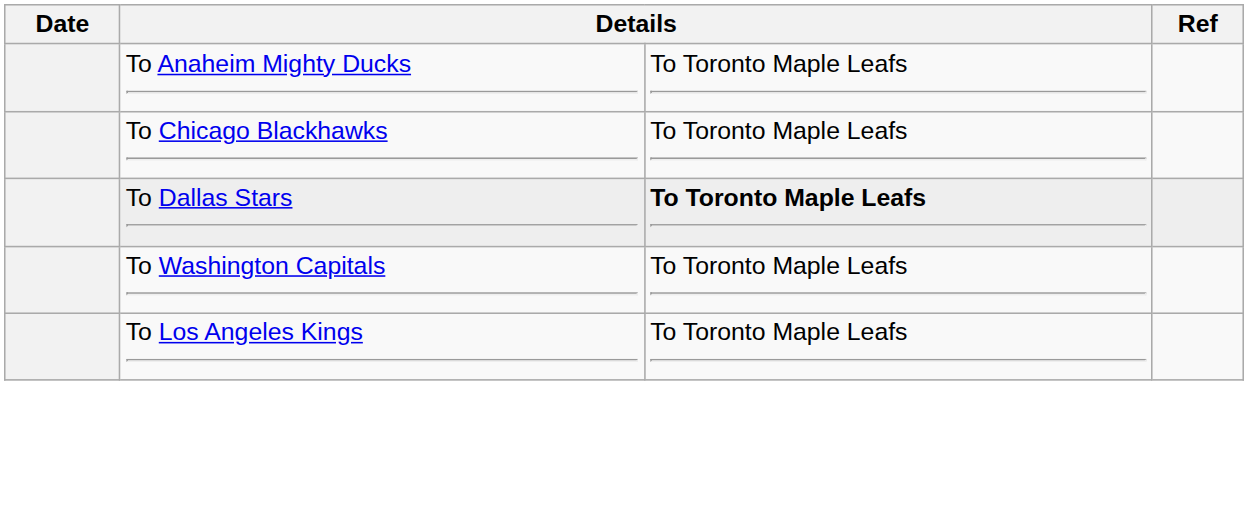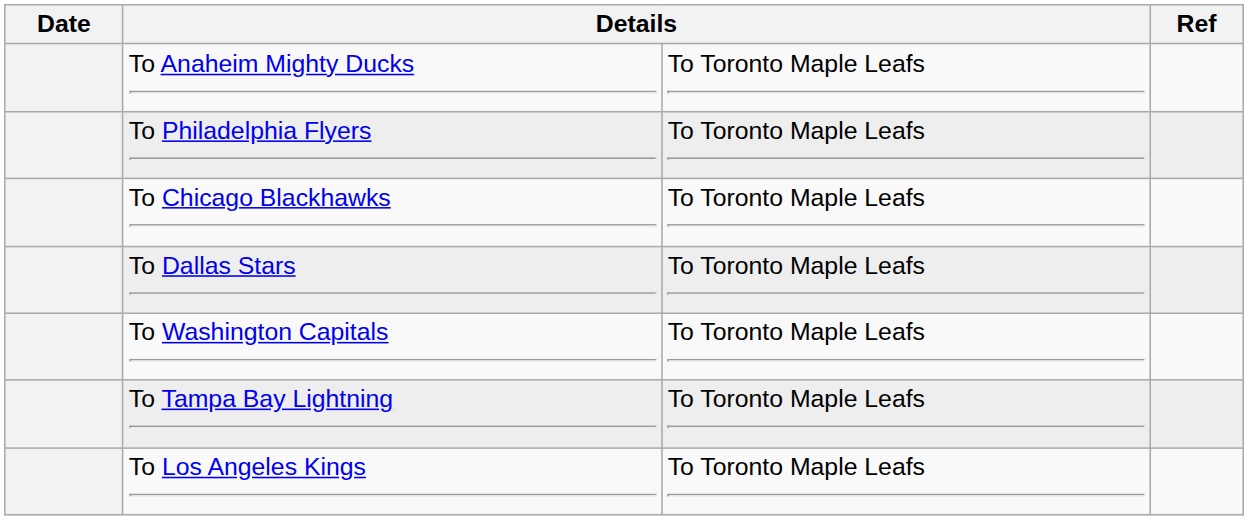+ row: (393, 139)
(898, 206) bold -> (906, 273) normal
+ row: (393, 408)
